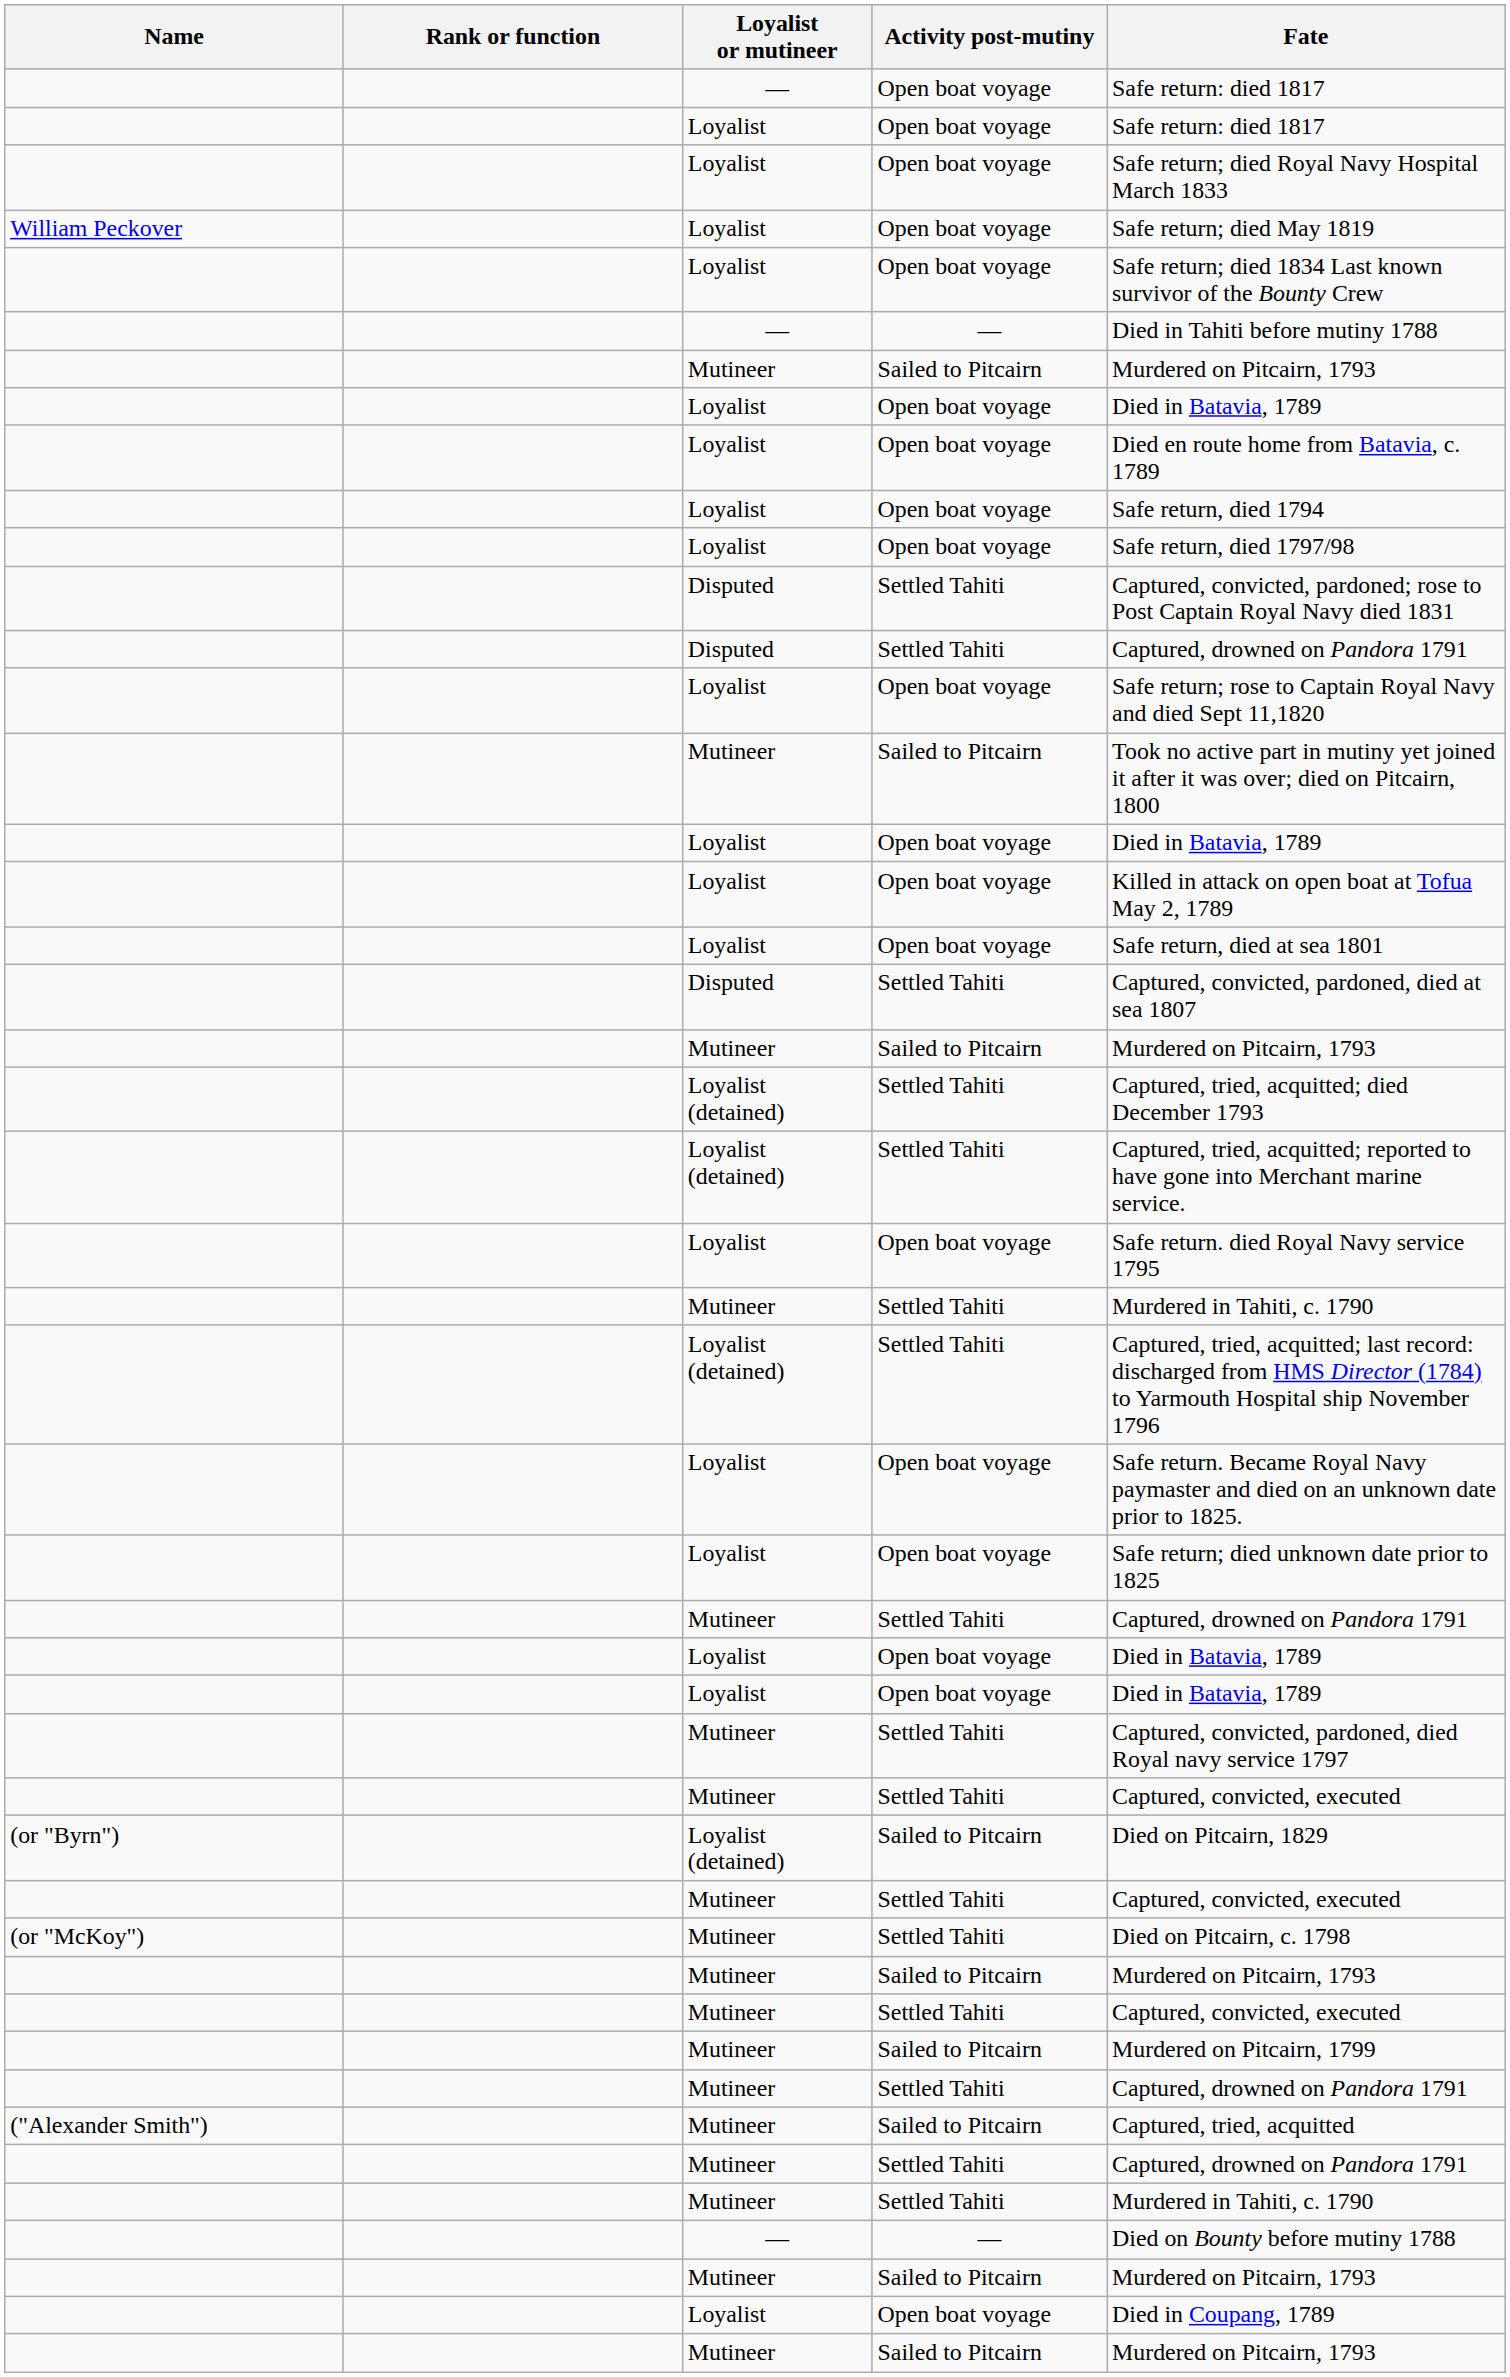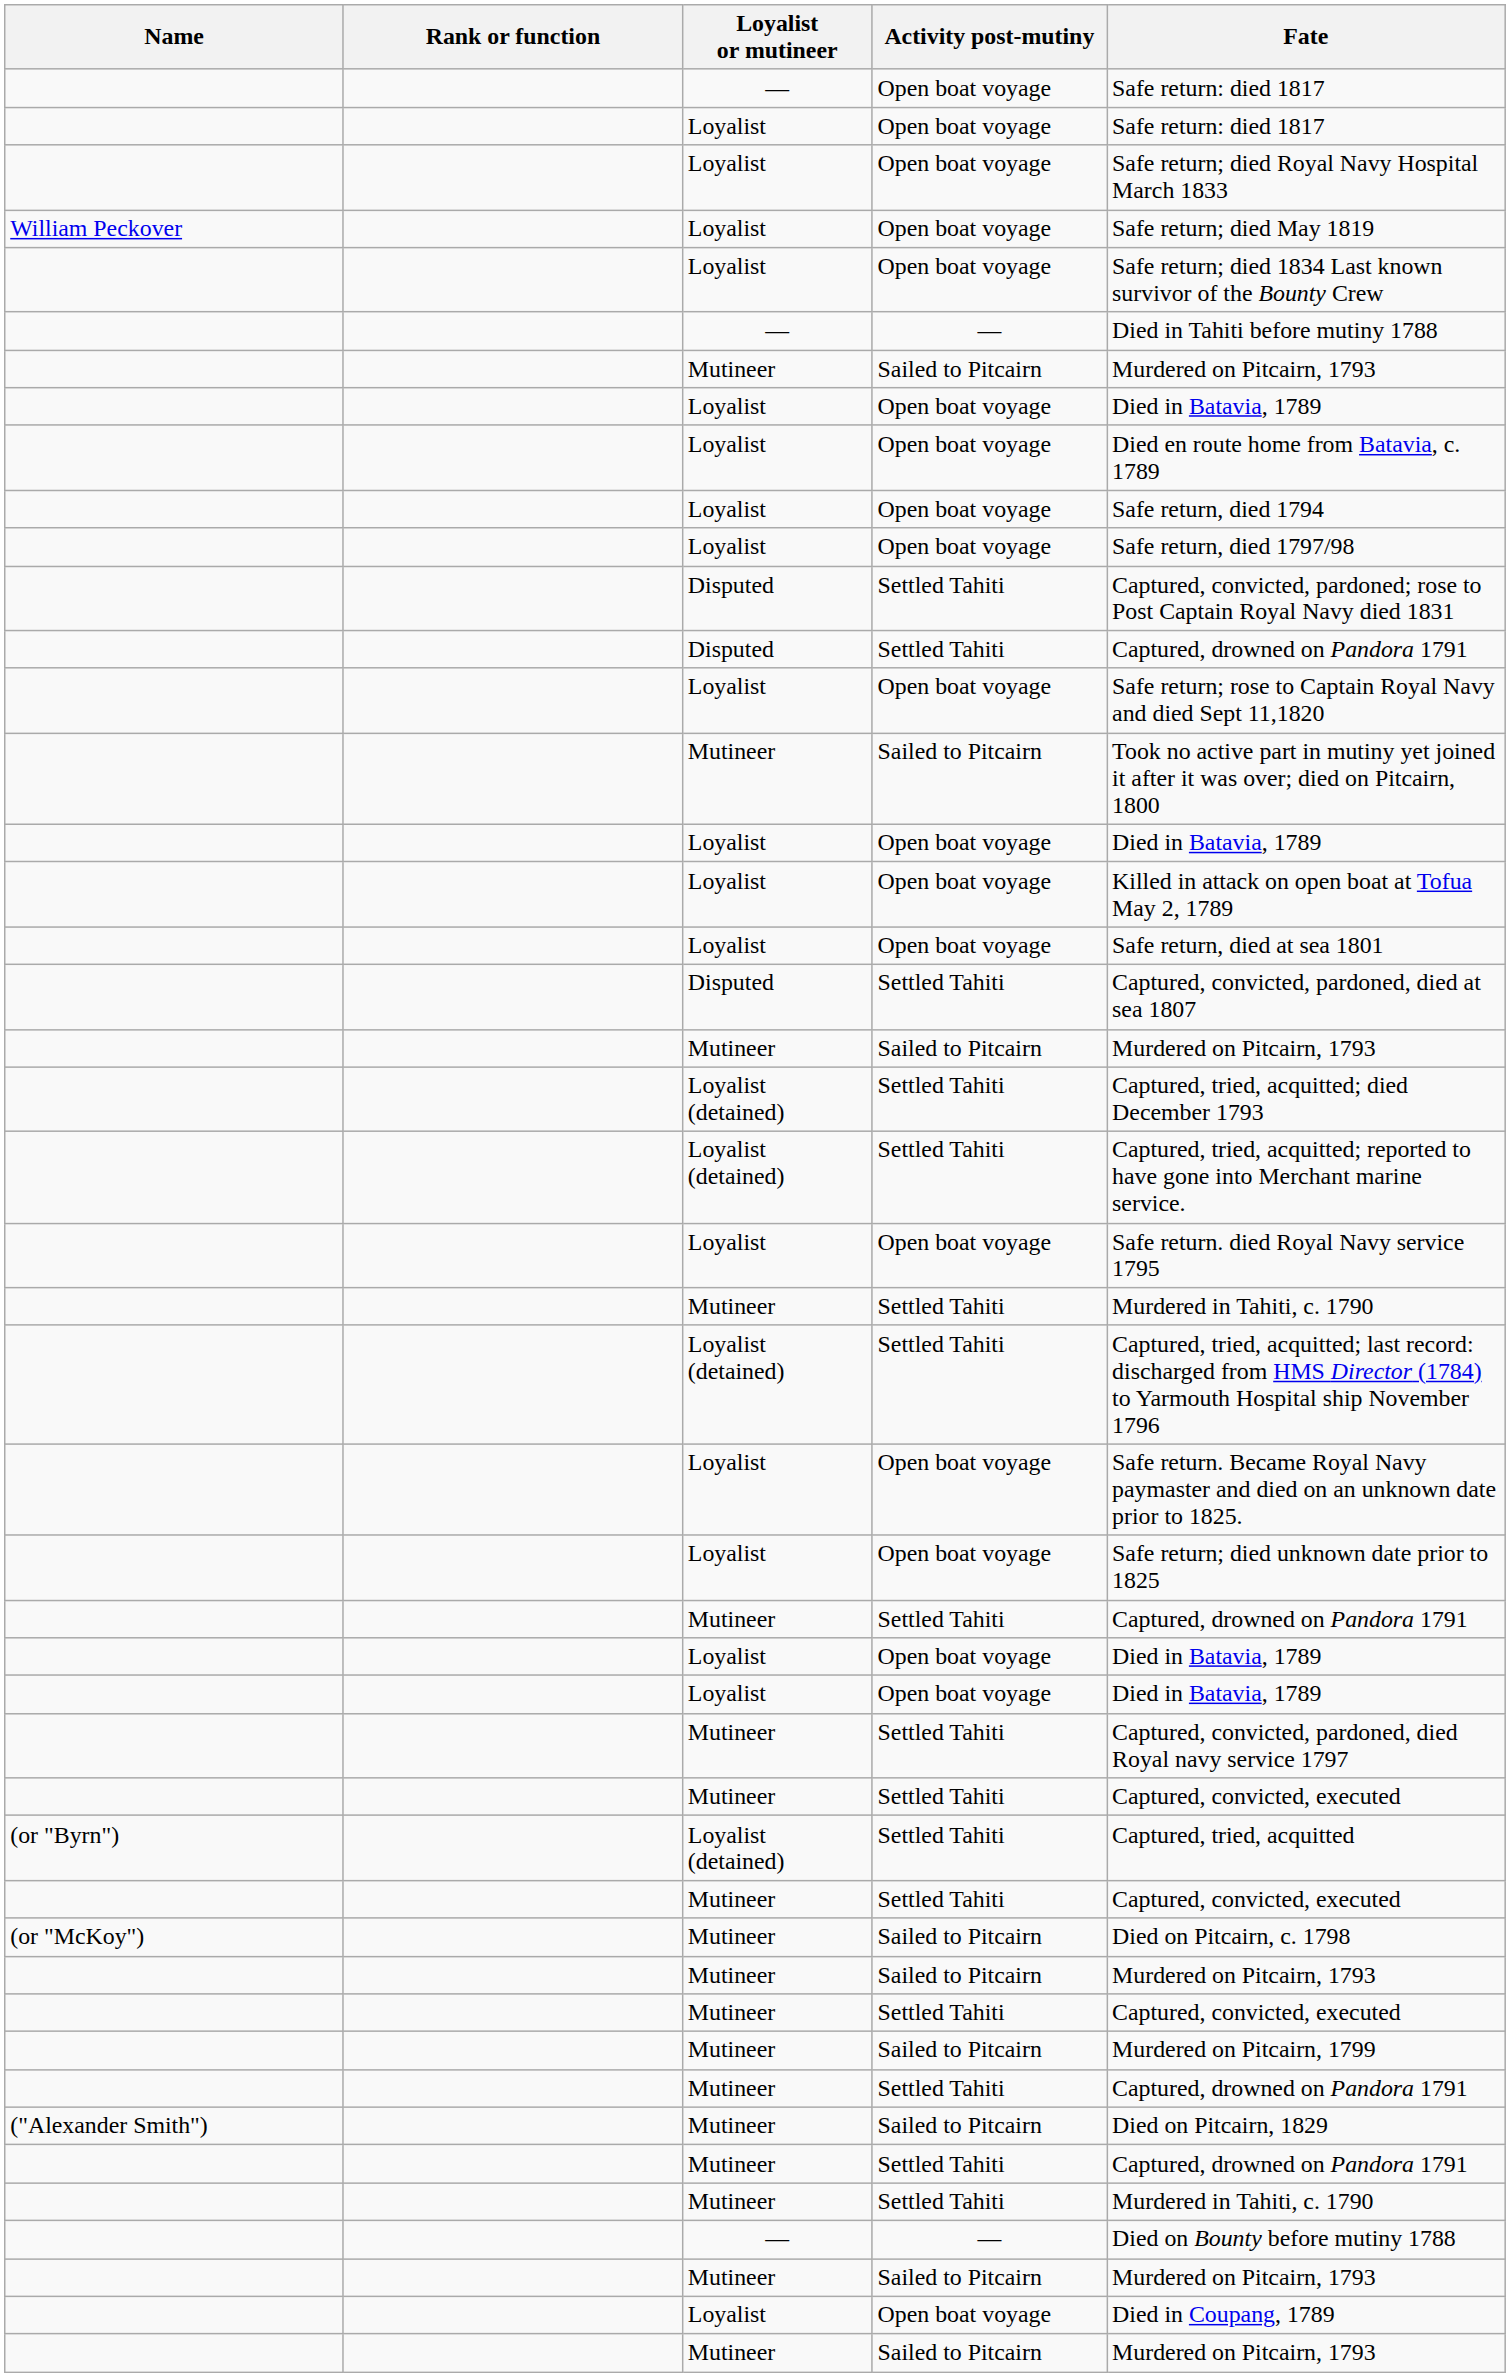(960, 1834) Sailed to Pitcairn -> (941, 1834) Settled Tahiti
(1220, 1834) Died on Pitcairn, 1829 -> (1233, 1834) Captured, tried, acquitted
(941, 1936) Settled Tahiti -> (960, 1936) Sailed to Pitcairn
(1233, 2125) Captured, tried, acquitted -> (1220, 2125) Died on Pitcairn, 1829
